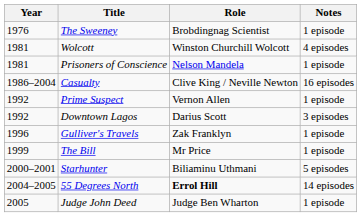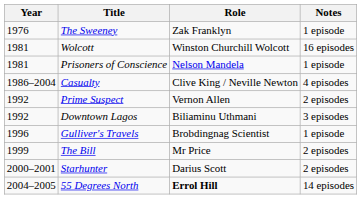(221, 30) Brobdingnag Scientist -> (202, 30) Zak Franklyn
(326, 47) 4 episodes -> (328, 47) 16 episodes
(328, 82) 16 episodes -> (326, 82) 4 episodes
(324, 99) 1 episode -> (326, 99) 2 episodes
(199, 116) Darius Scott -> (214, 116) Biliaminu Uthmani
(202, 133) Zak Franklyn -> (221, 133) Brobdingnag Scientist
(324, 151) 1 episode -> (326, 151) 2 episodes
(214, 168) Biliaminu Uthmani -> (199, 168) Darius Scott
(326, 168) 5 episodes -> (326, 168) 2 episodes
- row: (99, 202)
